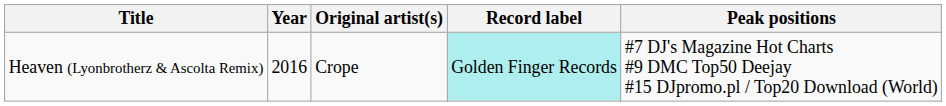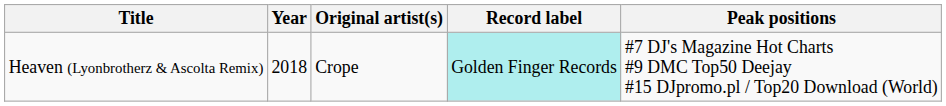(289, 66) 2016 -> (289, 66) 2018
